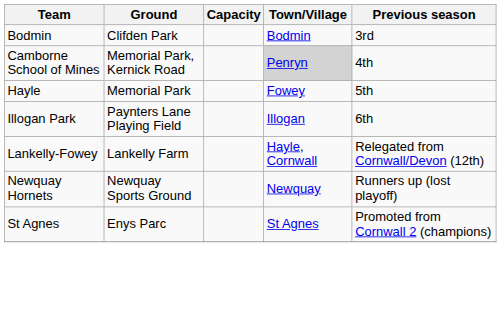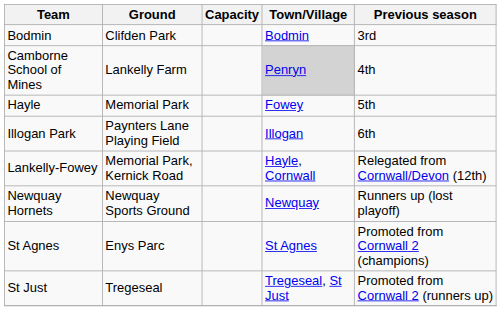(151, 63) Memorial Park, Kernick Road -> (146, 70) Lankelly Farm
(148, 153) Lankelly Farm -> (149, 168) Memorial Park, Kernick Road
+ row: (27, 288)
